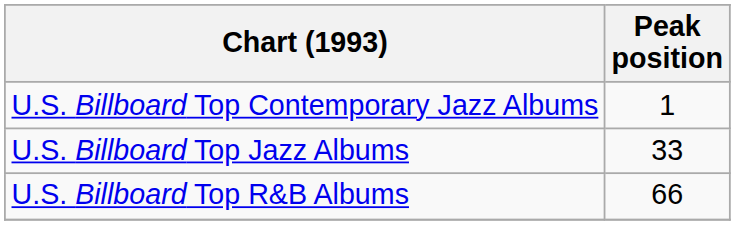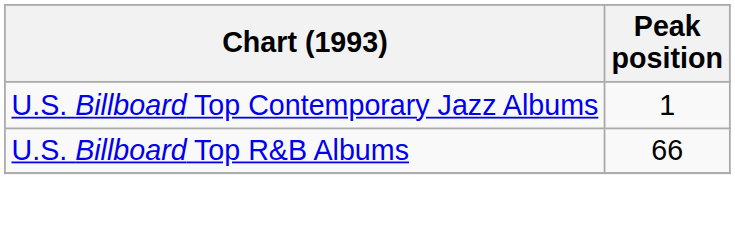- row: (210, 150)
